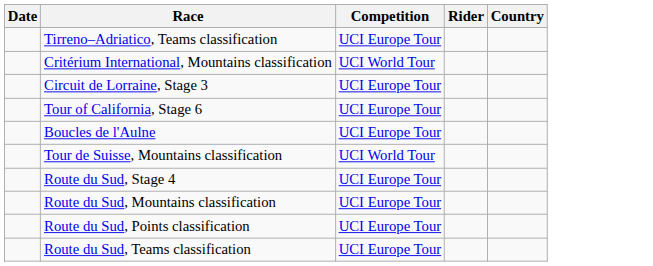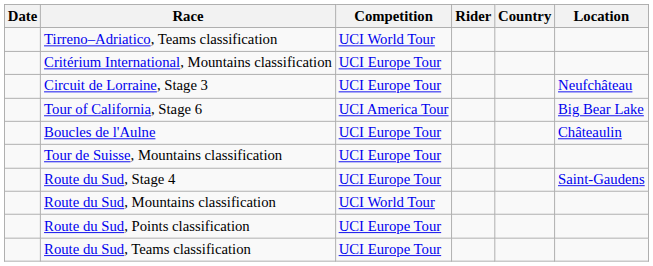+ column: (601, 16)
(390, 39) UCI Europe Tour -> (387, 39) UCI World Tour
(387, 62) UCI World Tour -> (390, 62) UCI Europe Tour
(390, 109) UCI Europe Tour -> (394, 109) UCI America Tour
(387, 156) UCI World Tour -> (390, 156) UCI Europe Tour
(390, 202) UCI Europe Tour -> (387, 202) UCI World Tour
